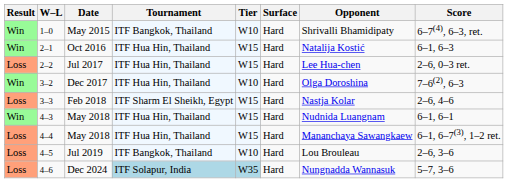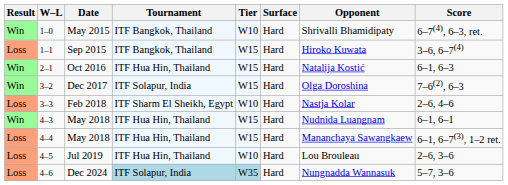+ row: (46, 50)
- row: (46, 65)
(162, 82) ITF Hua Hin, Thailand -> (153, 85) ITF Solapur, India
(248, 82) W10 -> (248, 85) W15
(248, 100) W15 -> (248, 103) W10
(163, 153) ITF Bangkok, Thailand -> (162, 155) ITF Hua Hin, Thailand
